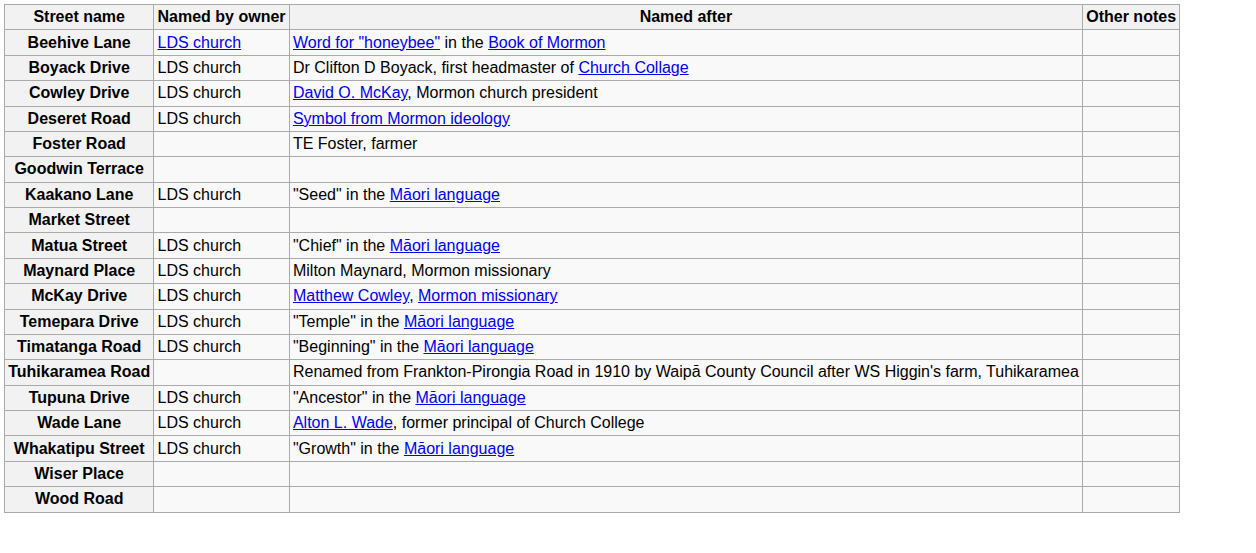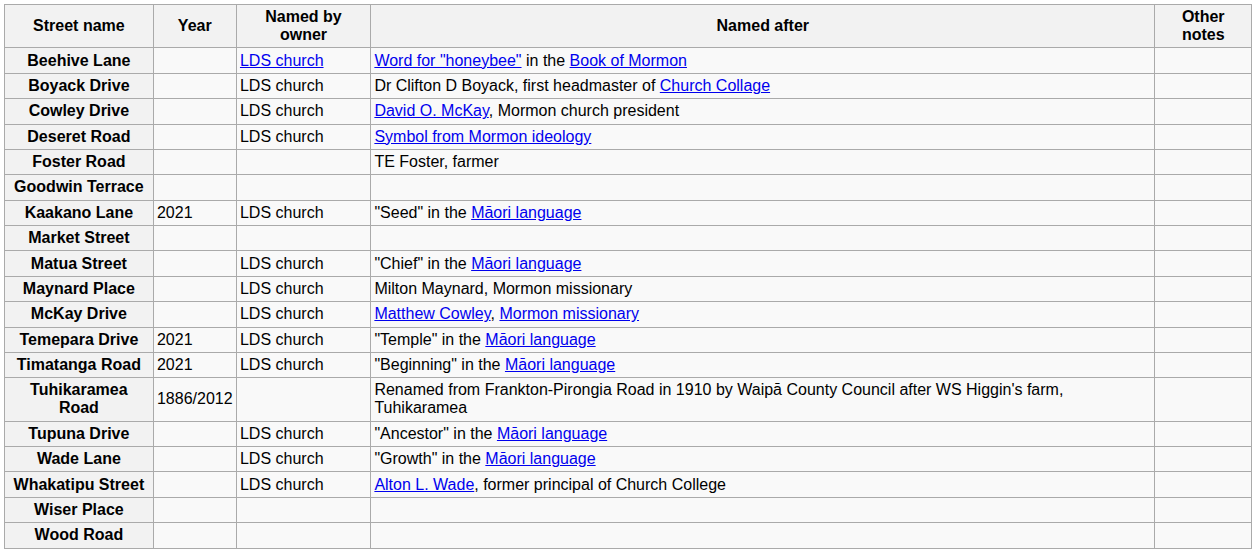+ column: (195, 26)
(469, 423) Alton L. Wade, former principal of Church College -> (485, 459) "Growth" in the Māori language
(404, 448) "Growth" in the Māori language -> (550, 484) Alton L. Wade, former principal of Church College
